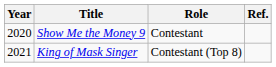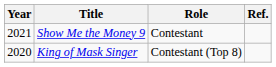(19, 33) 2020 -> (19, 33) 2021
(19, 52) 2021 -> (19, 52) 2020
